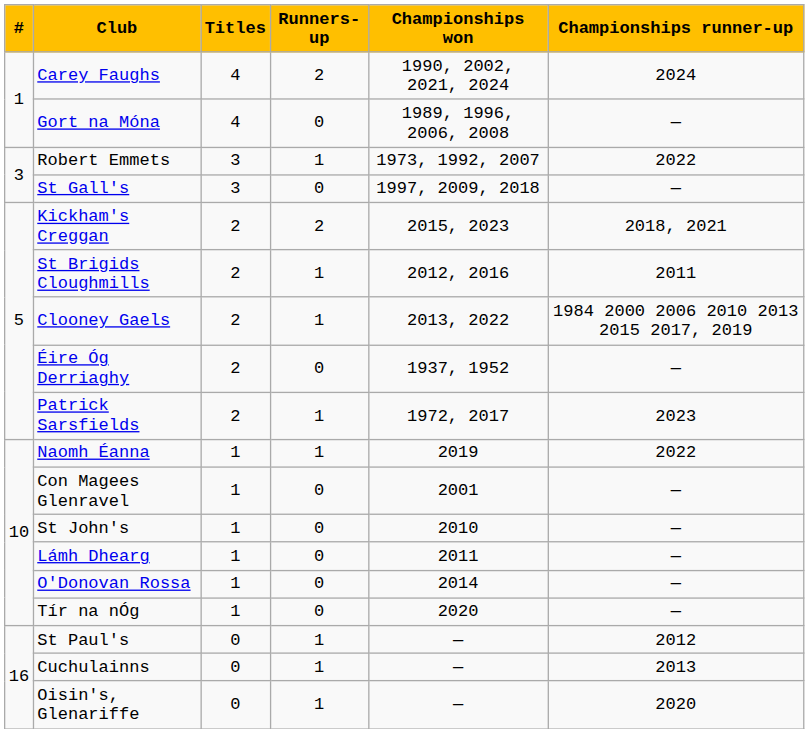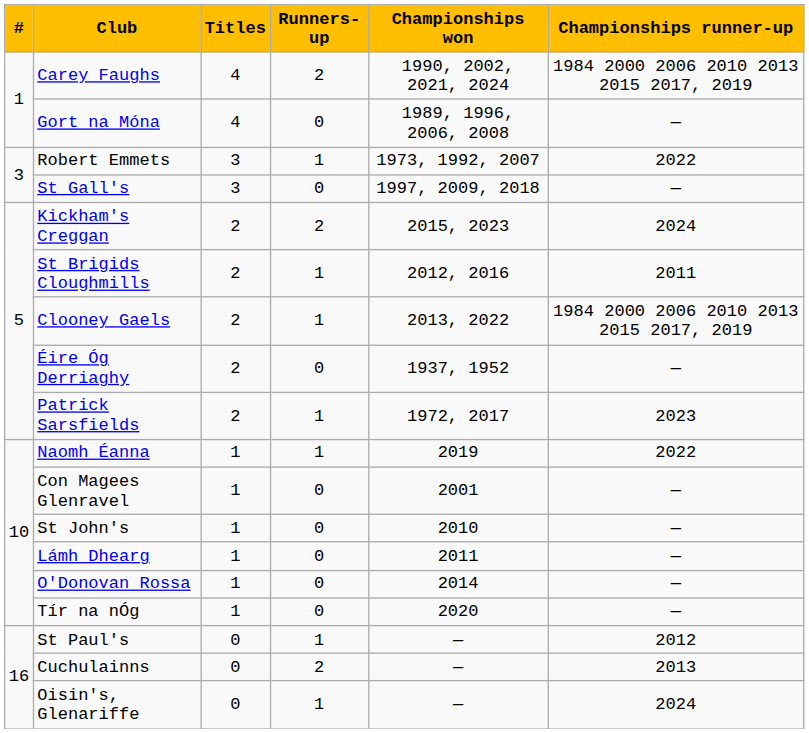(676, 76) 2024 -> (676, 76) 1984 2000 2006 2010 2013 2015 2017, 2019
(676, 226) 2018, 2021 -> (676, 226) 2024
(319, 667) 1 -> (319, 667) 2
(676, 705) 2020 -> (676, 705) 2024
